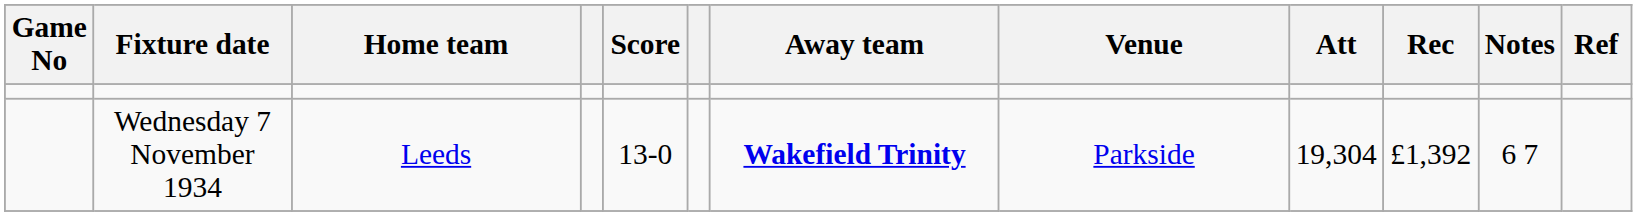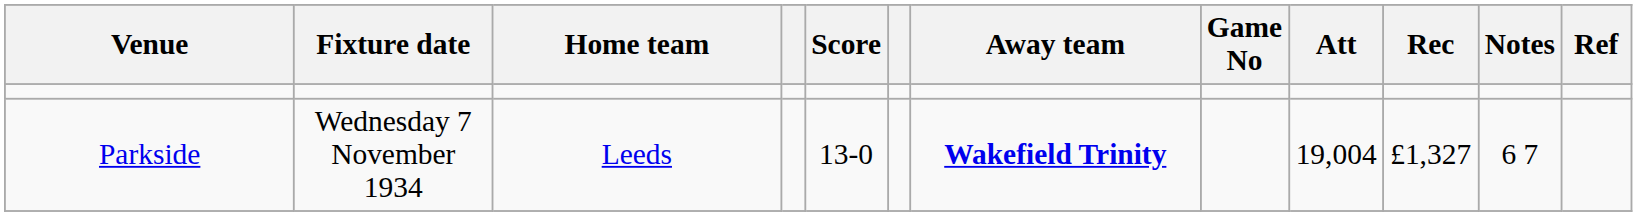columns swapped: (49, 44) <-> (1144, 44)
(1336, 154) 19,304 -> (1336, 154) 19,004
(1431, 154) £1,392 -> (1431, 154) £1,327
